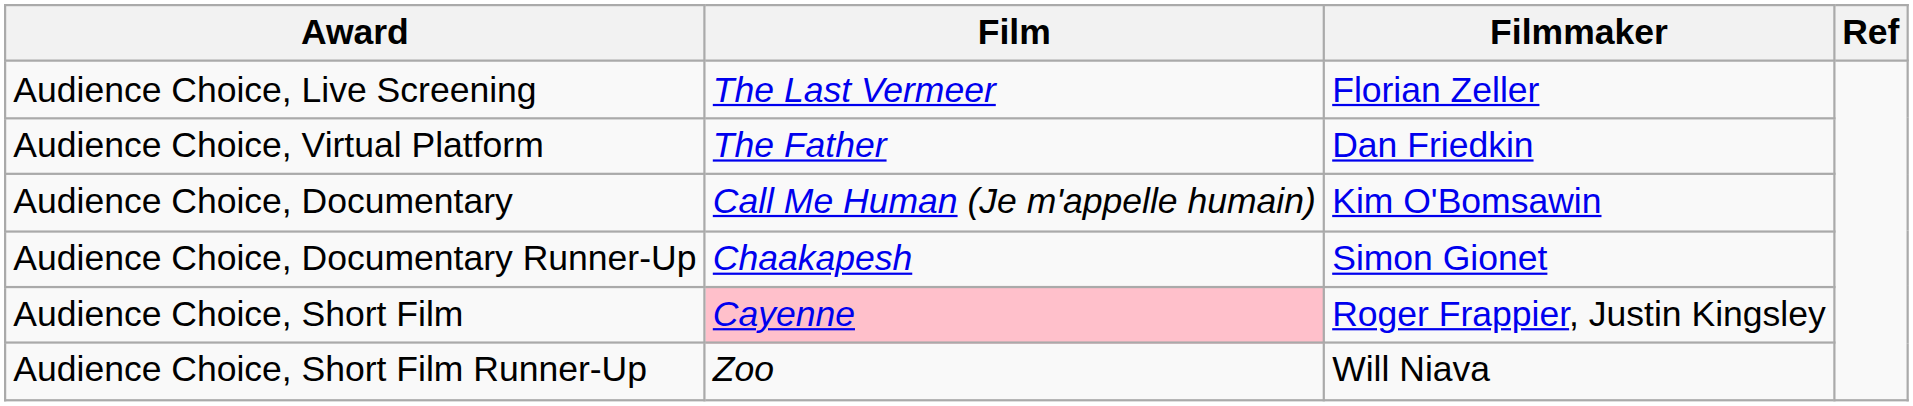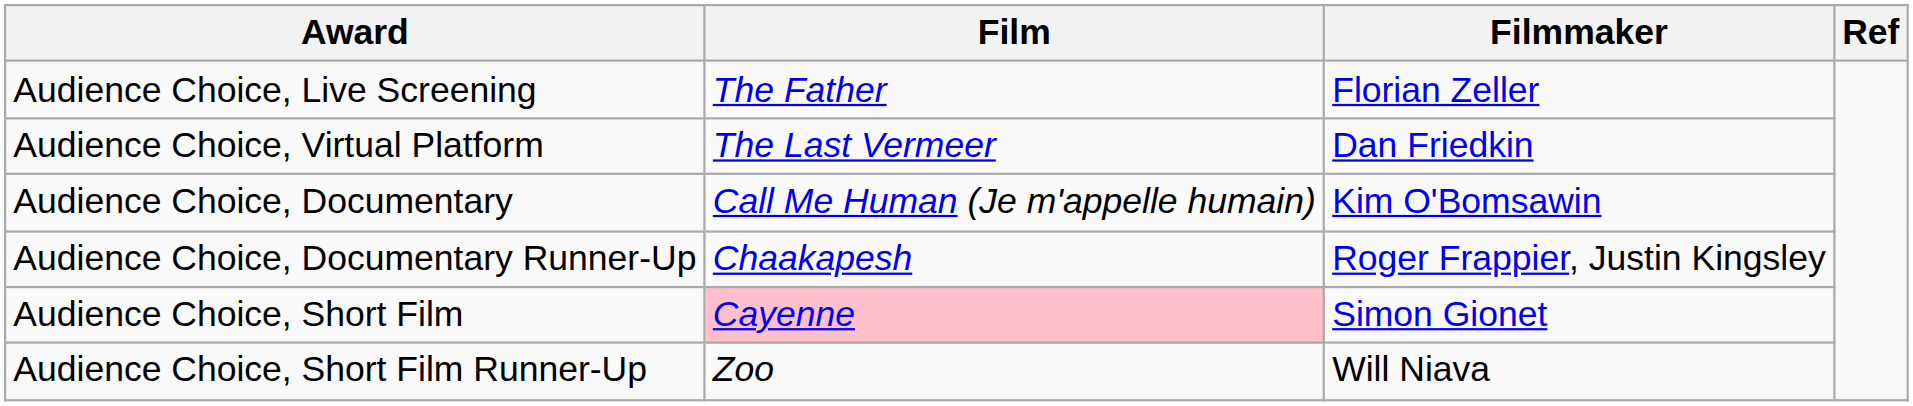(854, 88) The Last Vermeer -> (800, 88) The Father
(800, 145) The Father -> (854, 145) The Last Vermeer
(1440, 257) Simon Gionet -> (1579, 257) Roger Frappier, Justin Kingsley
(1579, 314) Roger Frappier, Justin Kingsley -> (1440, 314) Simon Gionet
